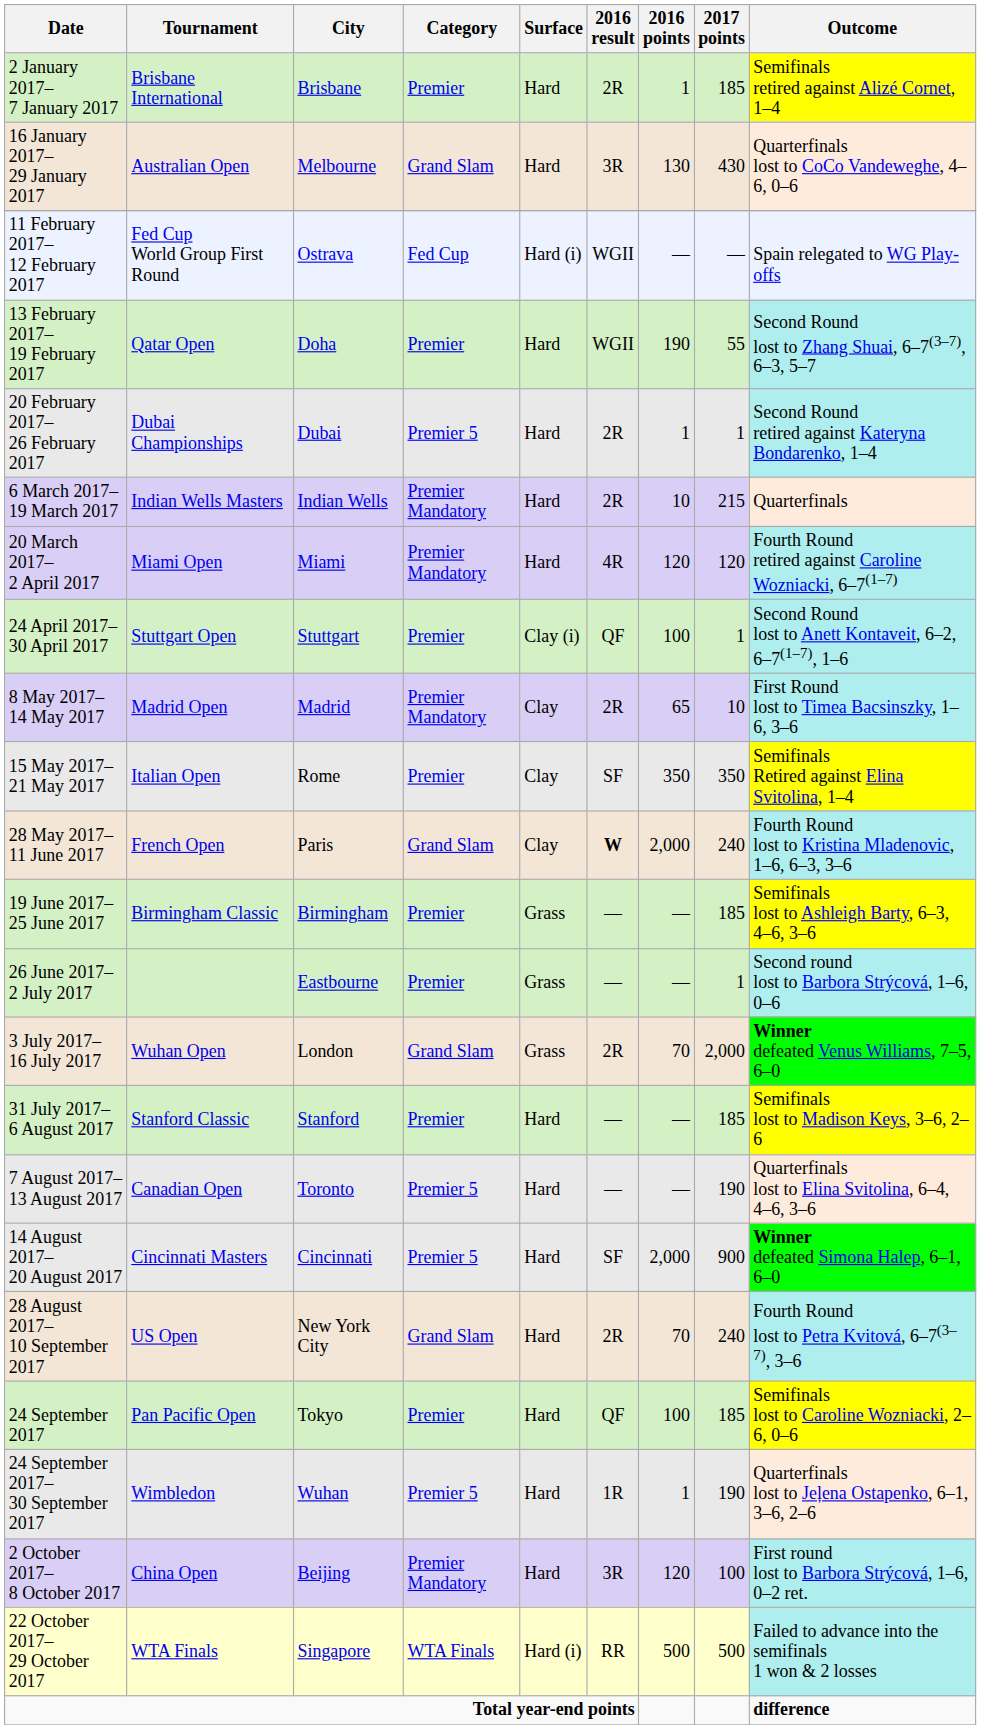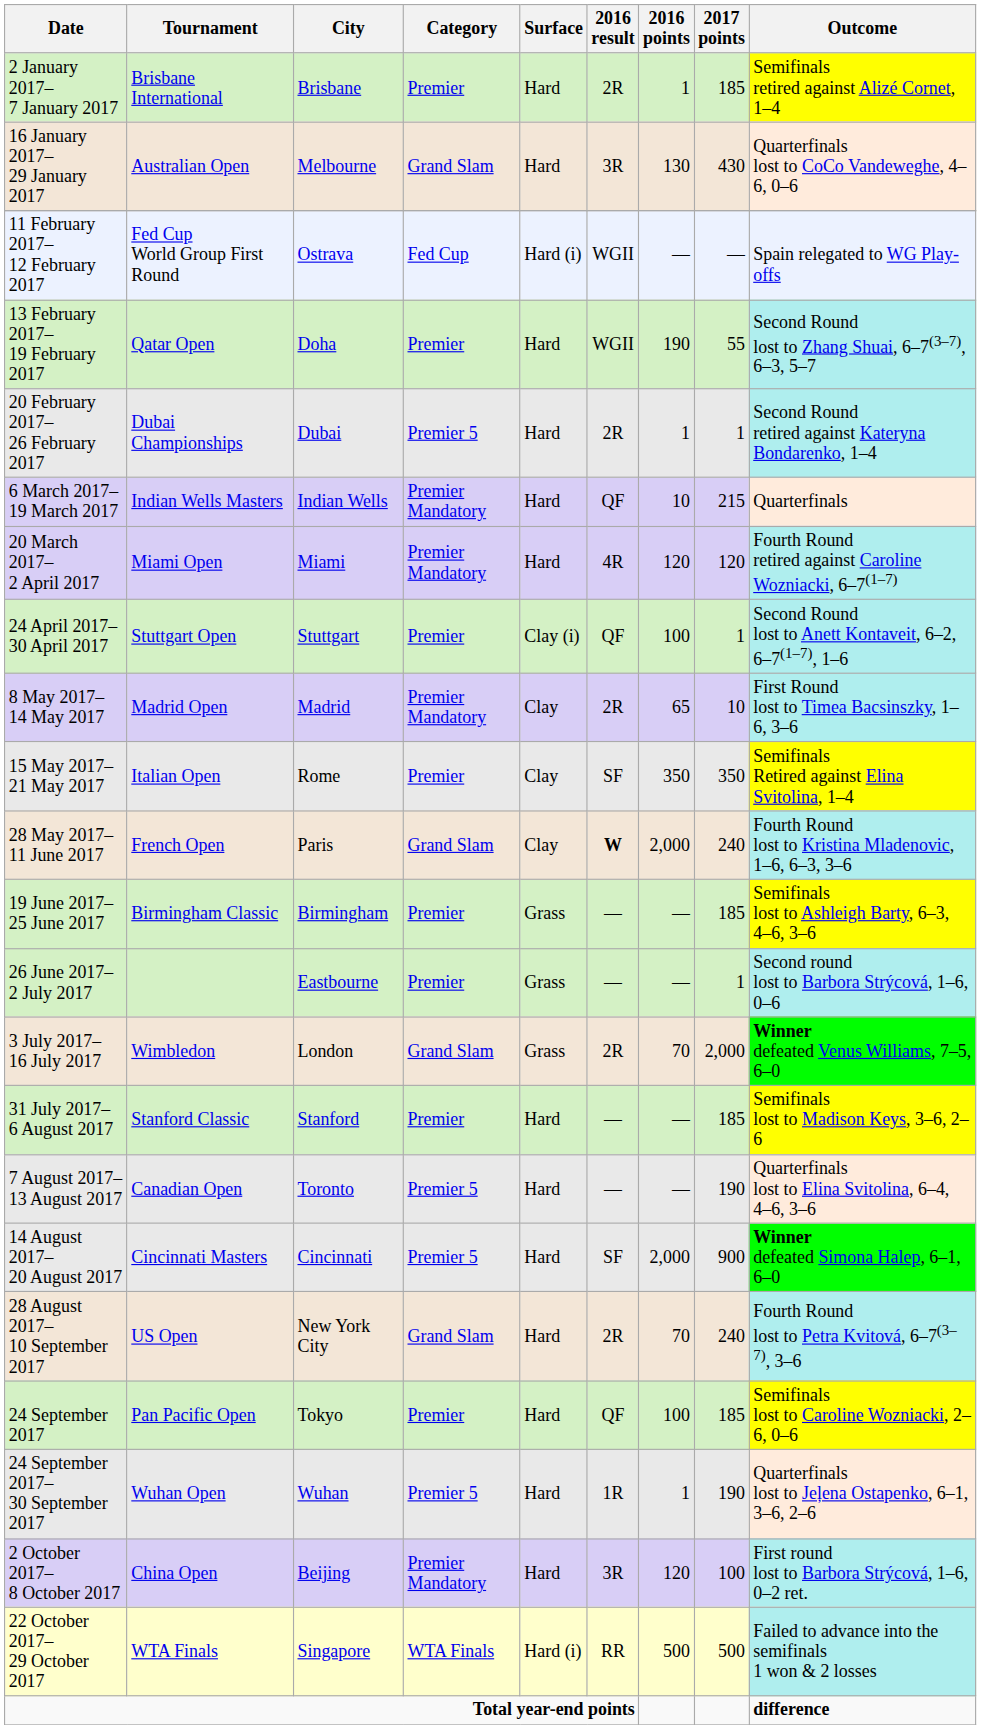(613, 501) 2R -> (613, 501) QF
(178, 1051) Wuhan Open -> (173, 1051) Wimbledon
(173, 1493) Wimbledon -> (178, 1493) Wuhan Open
